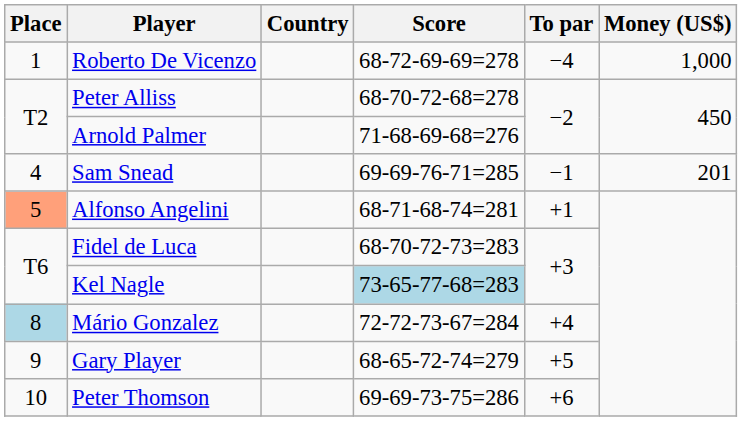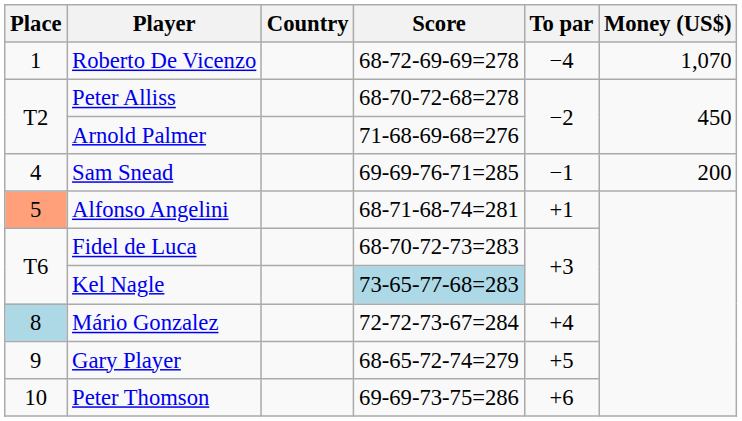(706, 60) 1,000 -> (706, 60) 1,070
(715, 172) 201 -> (715, 172) 200
